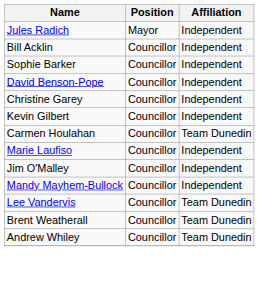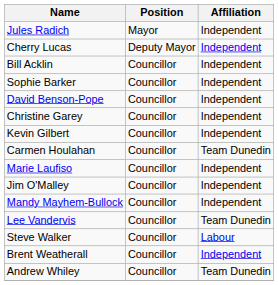+ row: (39, 47)
+ row: (39, 237)
(216, 220) Team Dunedin -> (231, 254) Independent
